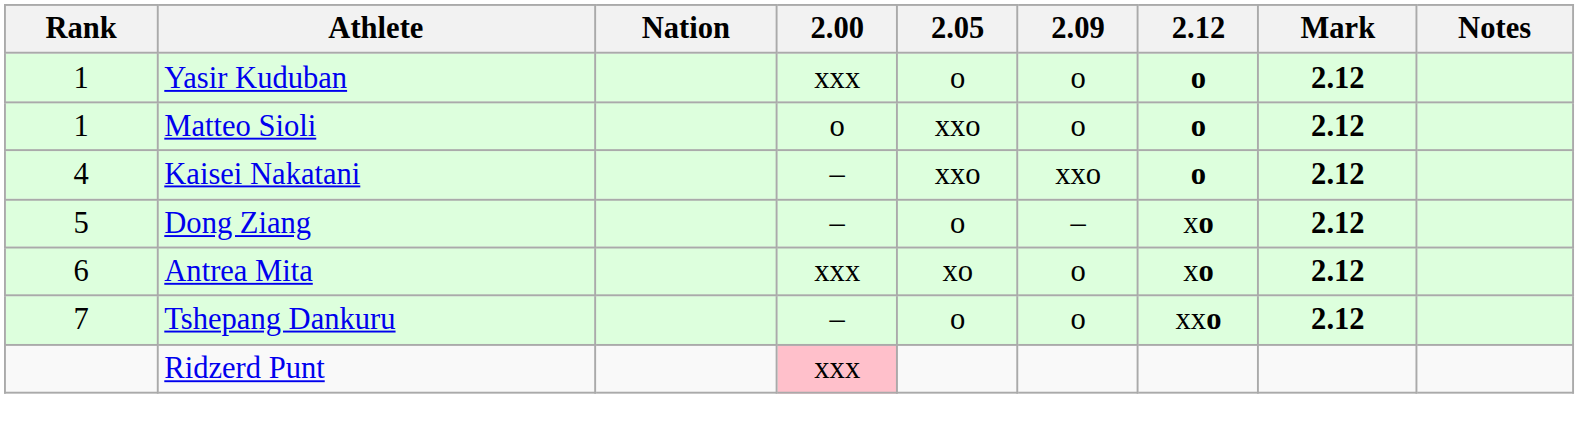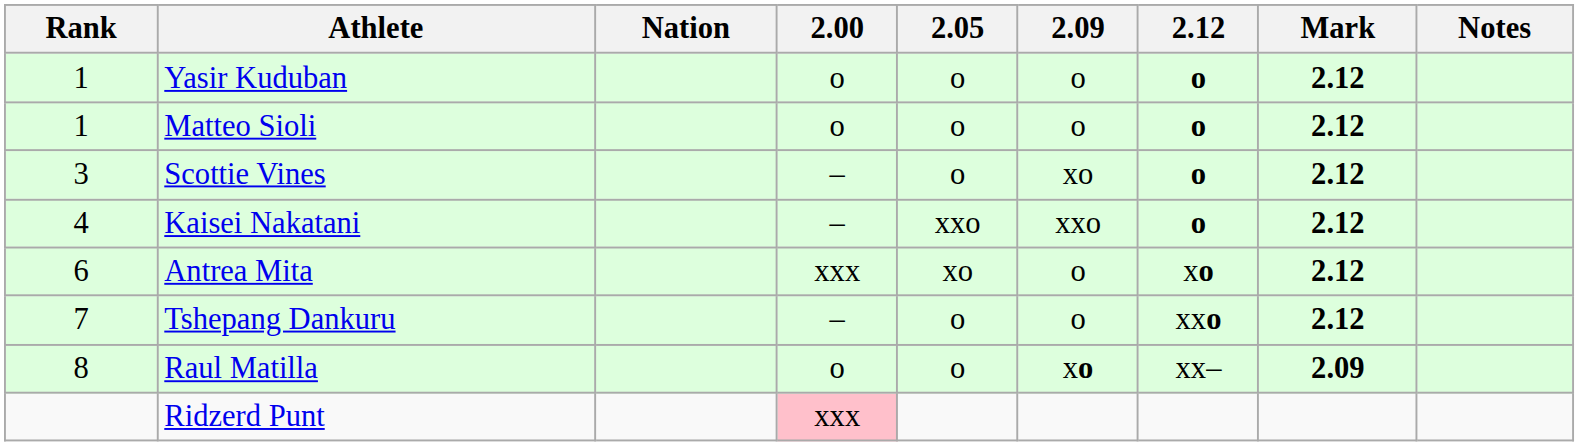(837, 77) xxx -> (837, 77) o
(958, 125) xxo -> (958, 125) o
+ row: (245, 174)
- row: (238, 222)
+ row: (241, 367)
